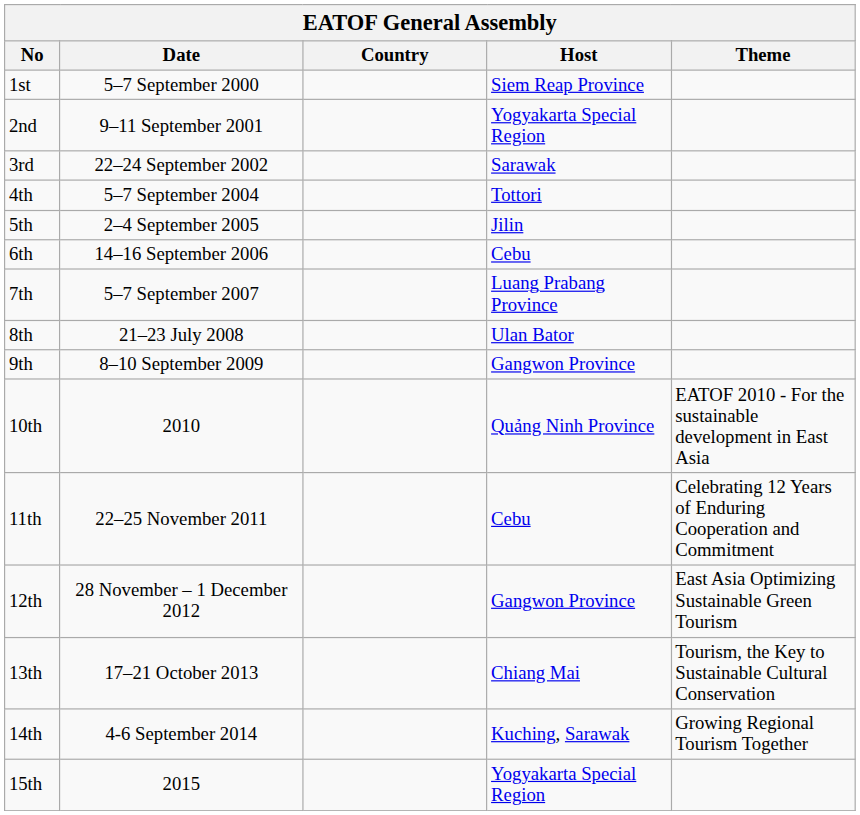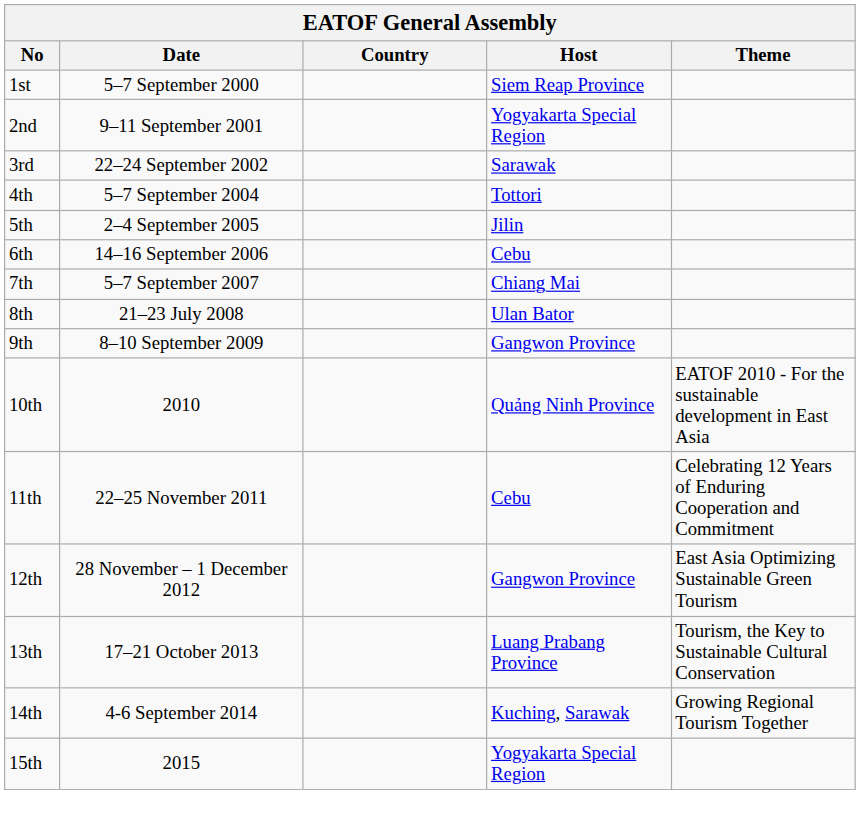(548, 294) Luang Prabang Province -> (536, 284) Chiang Mai
(536, 672) Chiang Mai -> (548, 651) Luang Prabang Province
